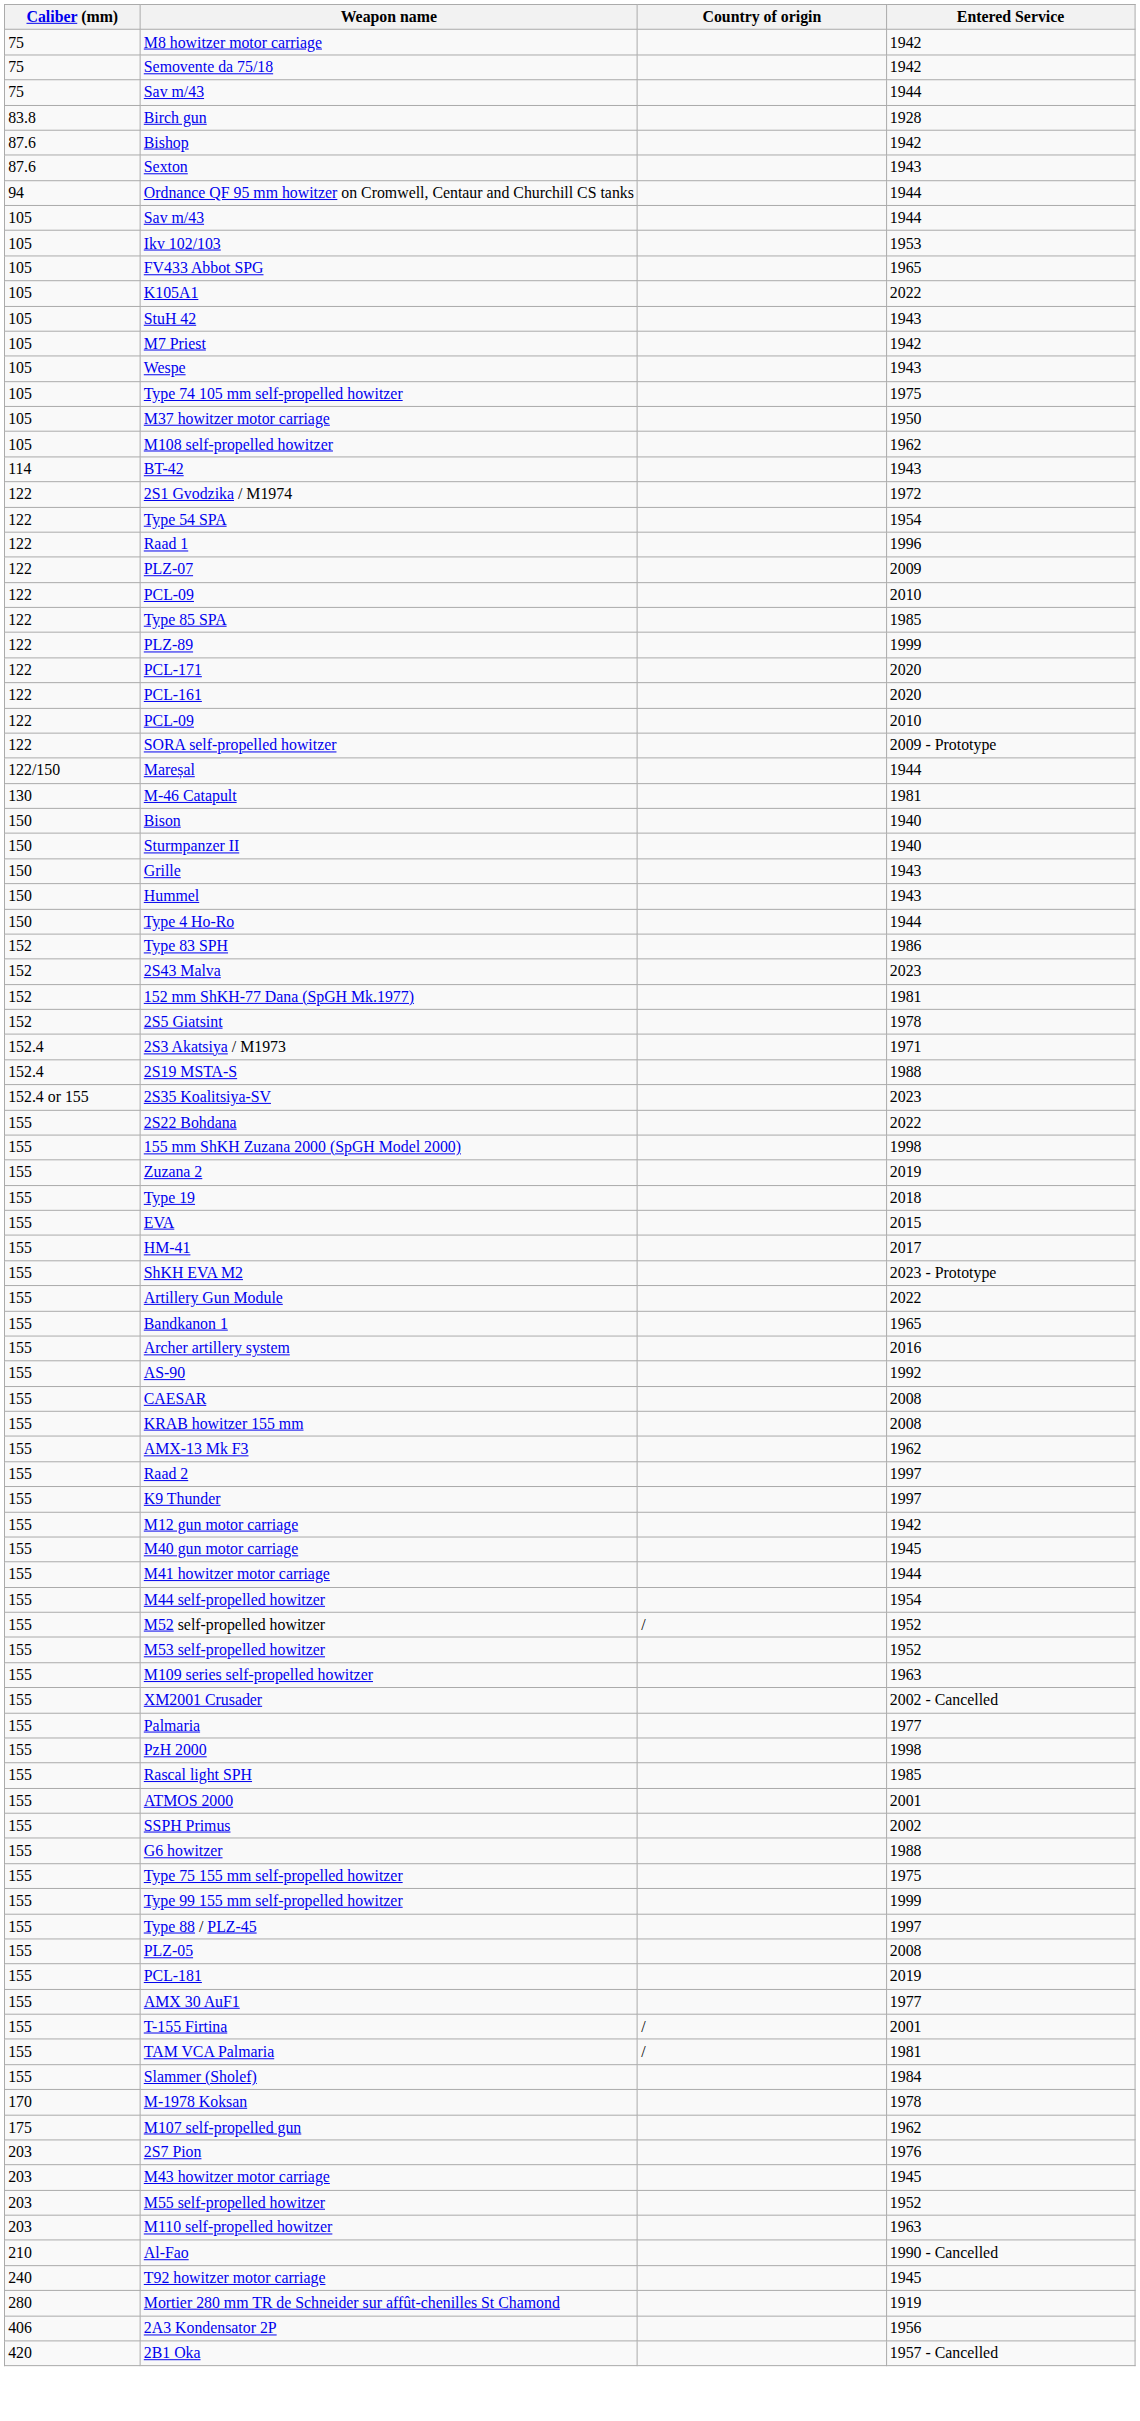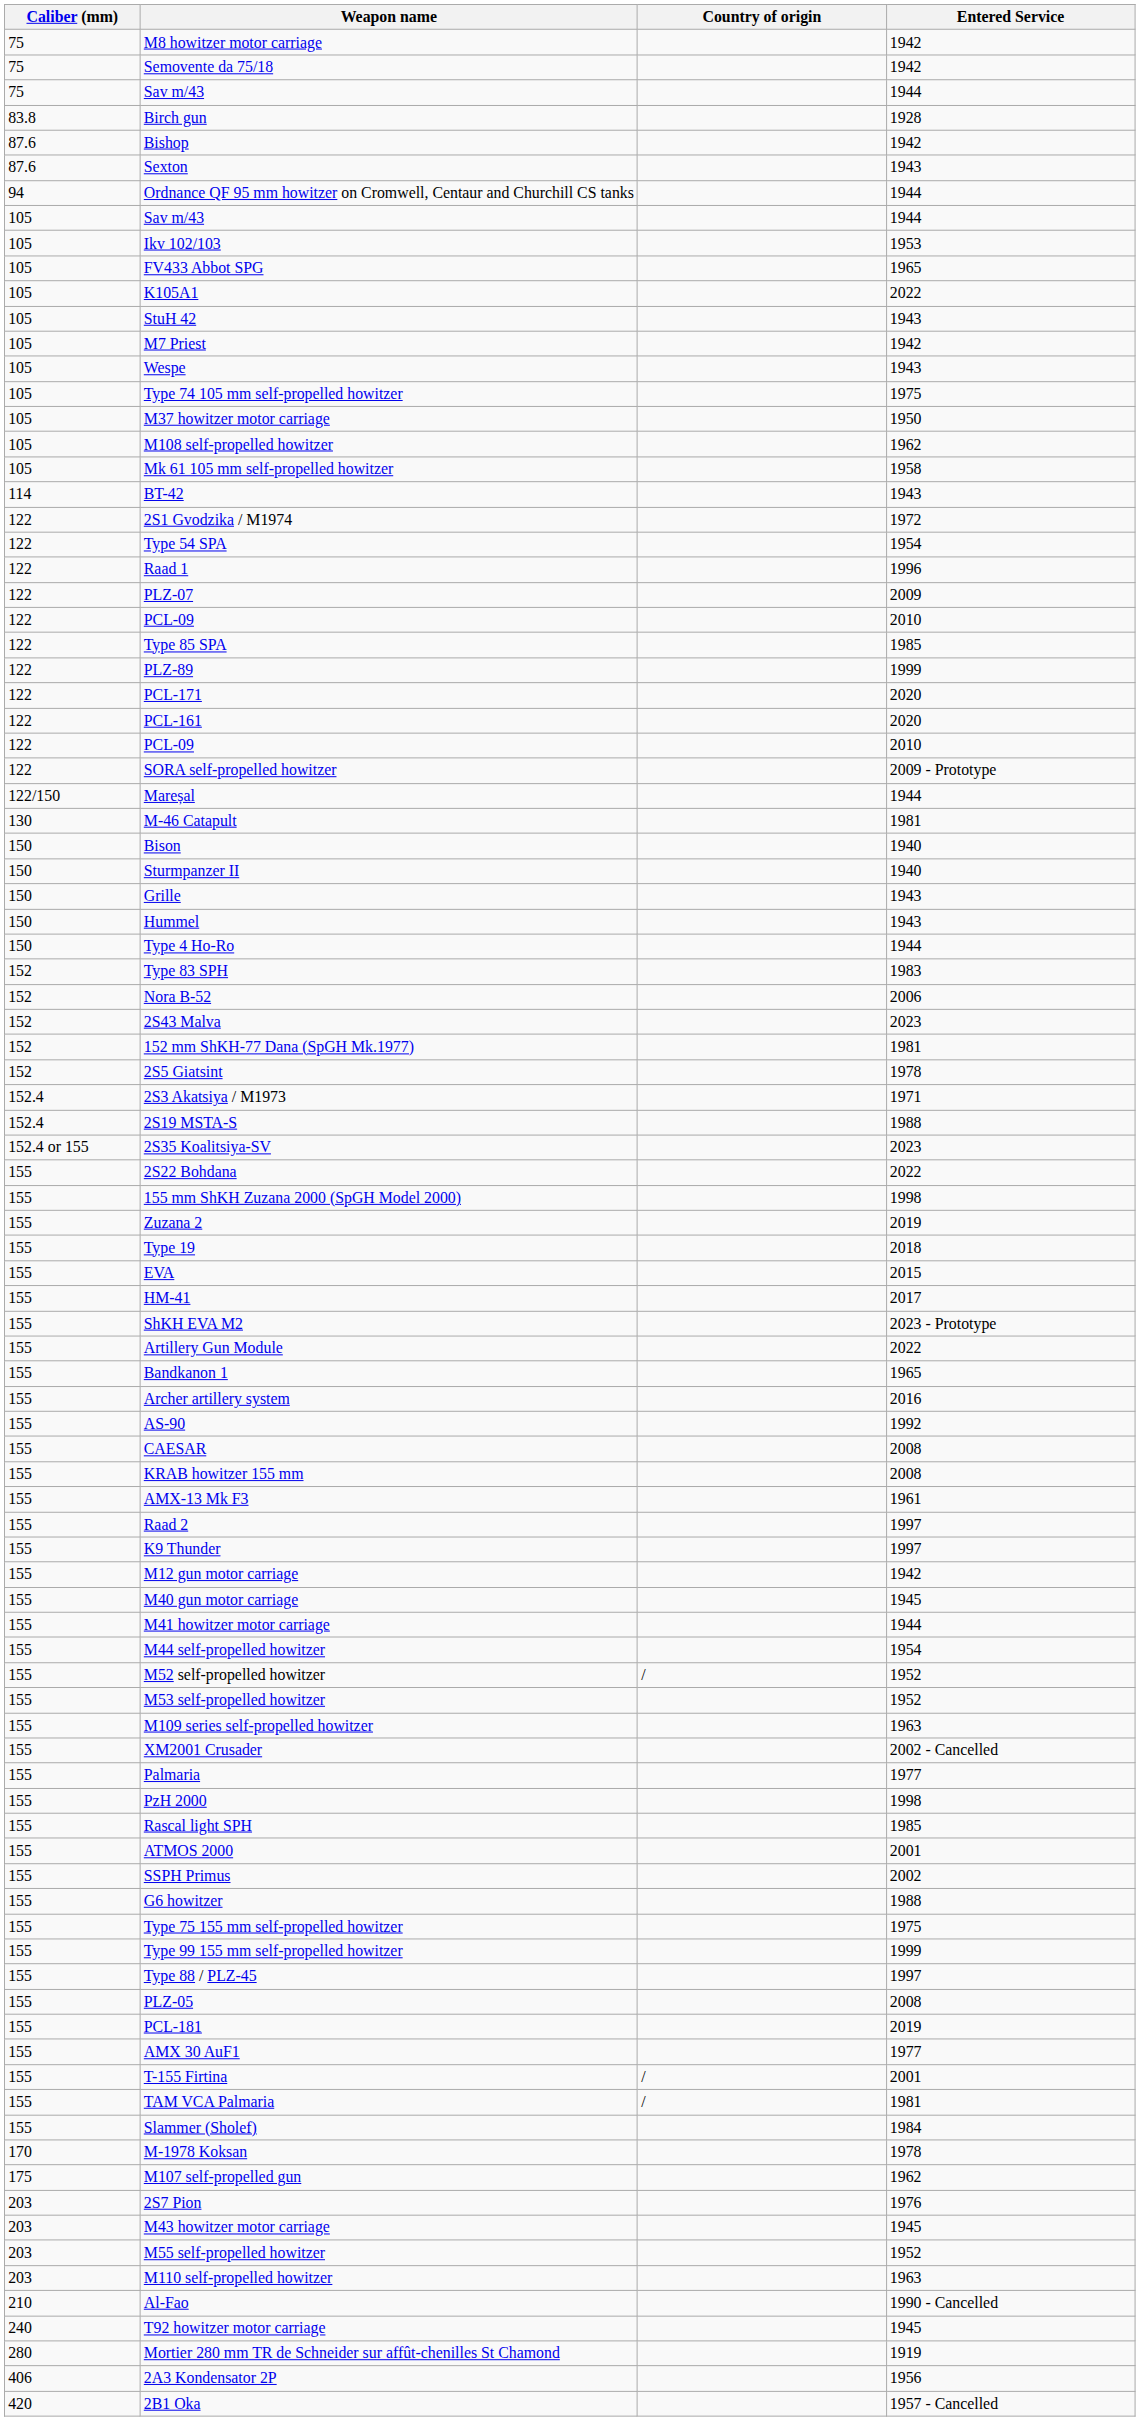+ row: (20, 469)
(906, 946) 1986 -> (906, 971) 1983
+ row: (20, 996)
(906, 1448) 1962 -> (906, 1499) 1961
